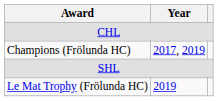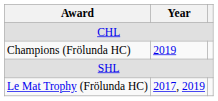(179, 50) 2017, 2019 -> (165, 50) 2019
(165, 86) 2019 -> (179, 86) 2017, 2019
